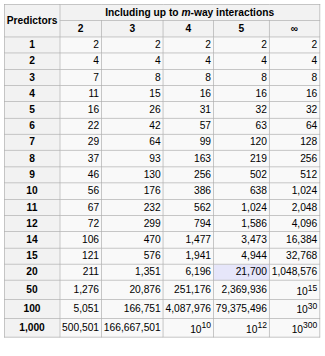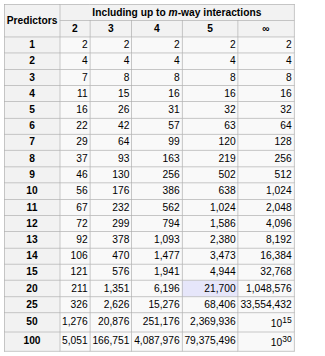+ row: (32, 239)
+ row: (32, 304)
- row: (32, 328)
